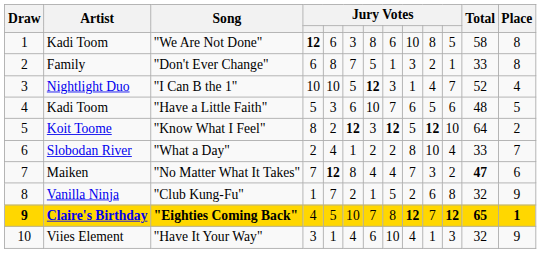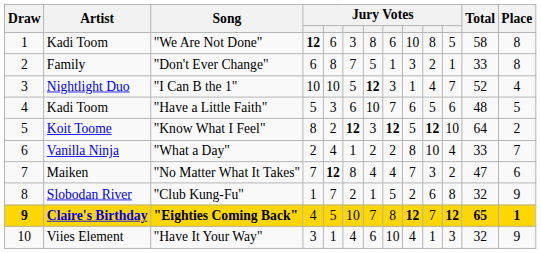(89, 150) Slobodan River -> (83, 150) Vanilla Ninja
(480, 172) bold -> (480, 172) normal
(83, 194) Vanilla Ninja -> (89, 194) Slobodan River
